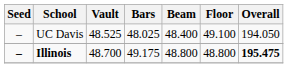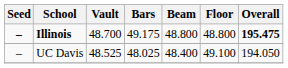rows swapped: (54, 53) <-> (60, 34)
